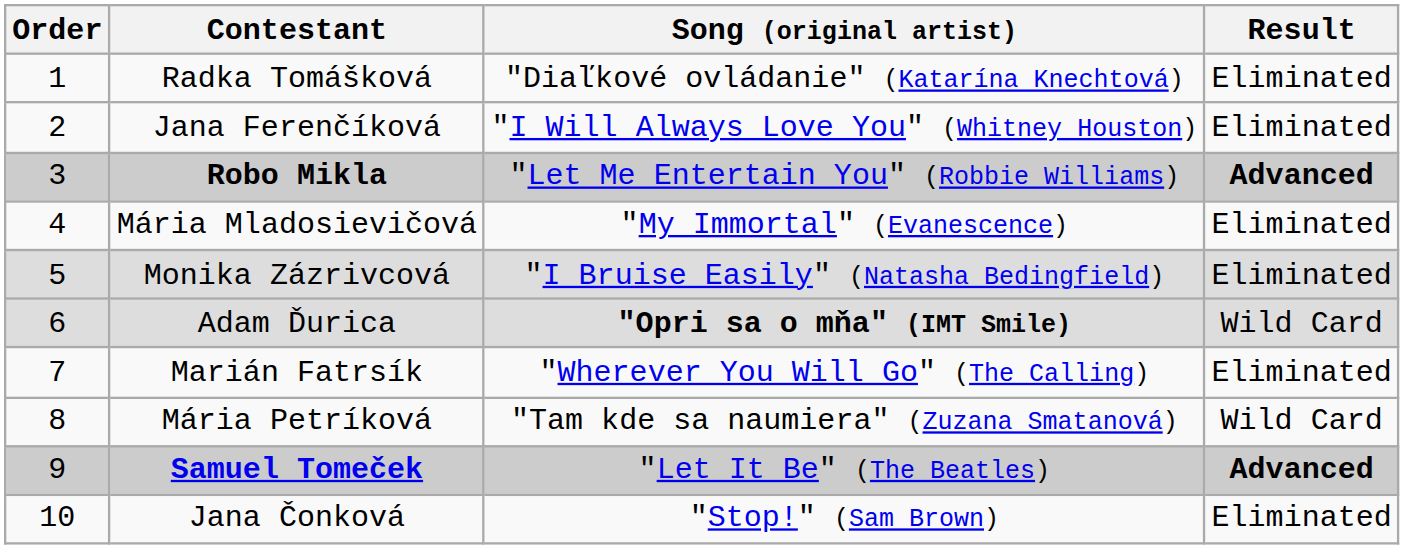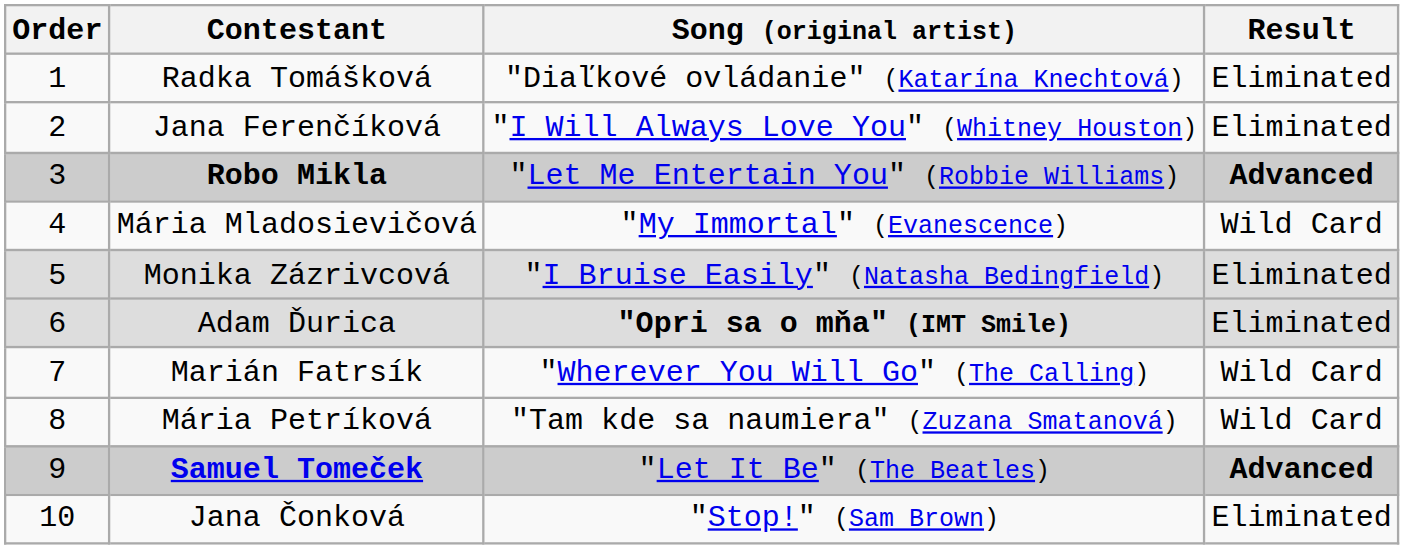(1302, 225) Eliminated -> (1302, 225) Wild Card
(1302, 323) Wild Card -> (1302, 323) Eliminated
(1302, 372) Eliminated -> (1302, 372) Wild Card
